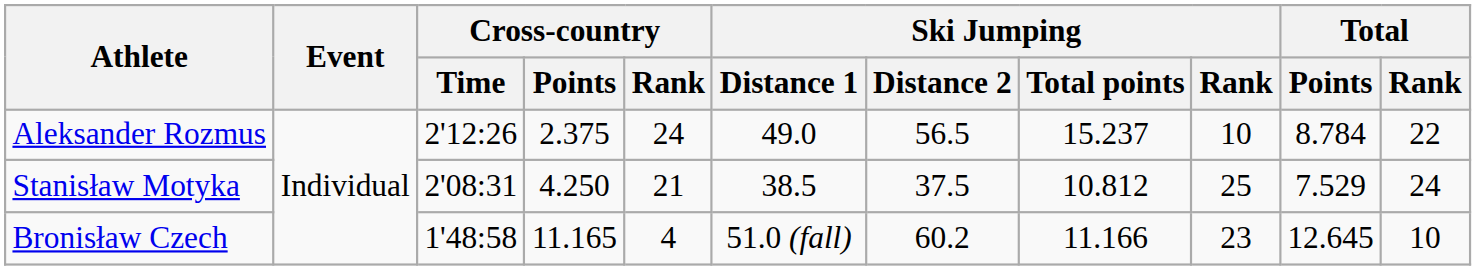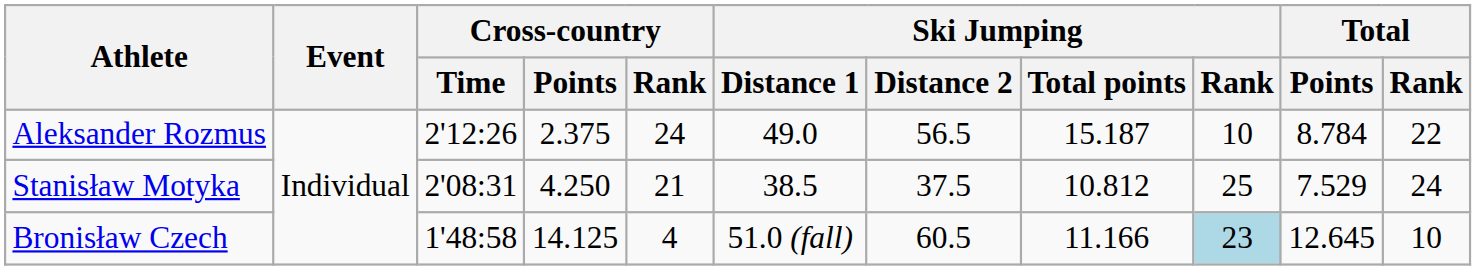(1105, 134) 15.237 -> (1107, 134) 15.187
(574, 237) 11.165 -> (575, 237) 14.125
(942, 237) 60.2 -> (943, 237) 60.5
(1236, 237) no background -> (1237, 237) lightblue background
